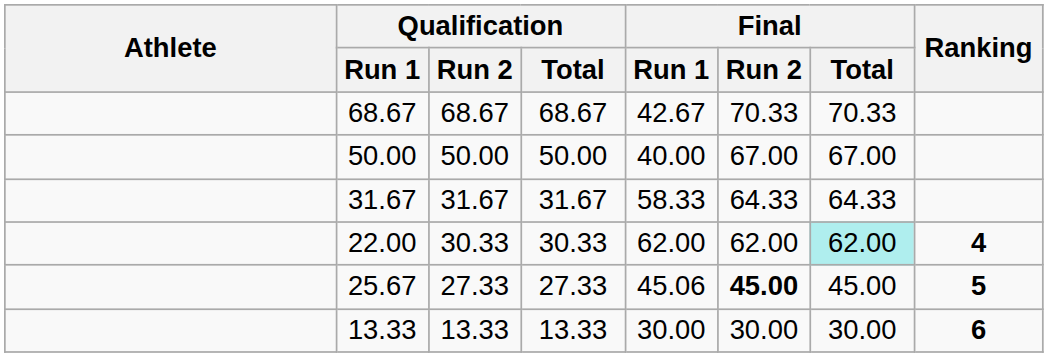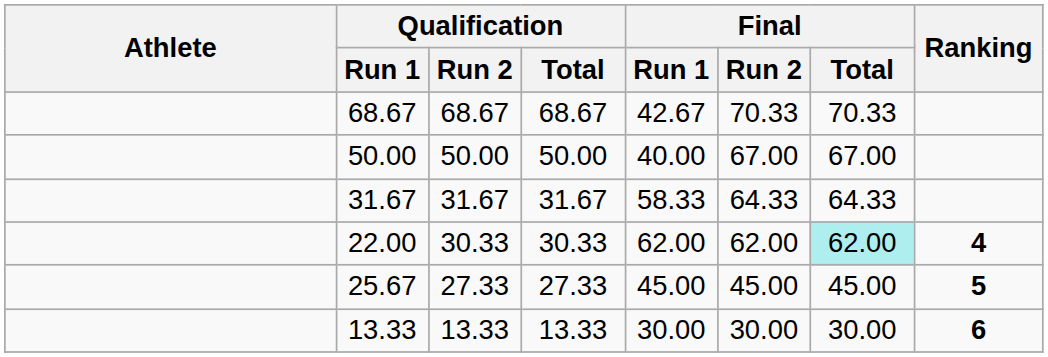(671, 286) 45.06 -> (671, 286) 45.00
(764, 286) bold -> (764, 286) normal
